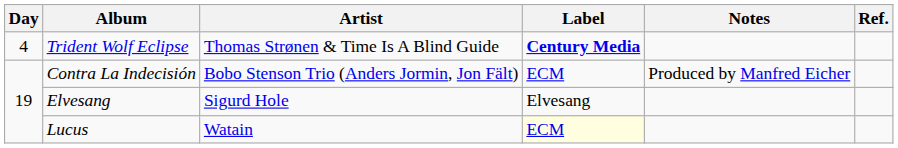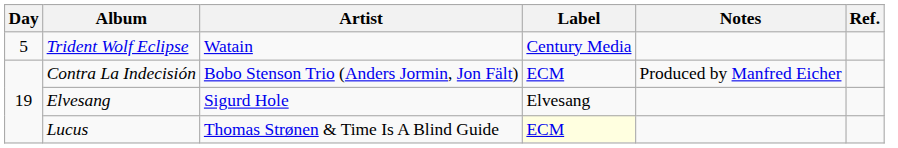(24, 45) 4 -> (24, 45) 5
(351, 45) Thomas Strønen & Time Is A Blind Guide -> (228, 45) Watain
(583, 45) bold -> (579, 45) normal
(228, 128) Watain -> (351, 128) Thomas Strønen & Time Is A Blind Guide
